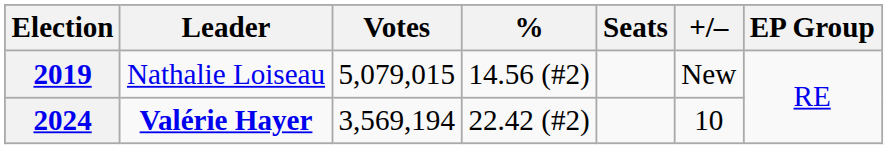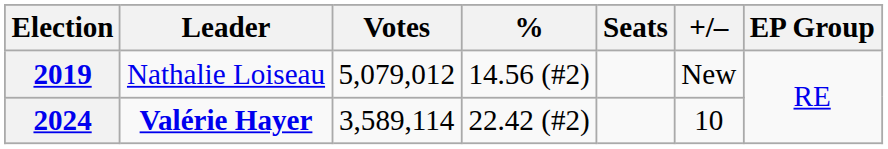(397, 73) 5,079,015 -> (397, 73) 5,079,012
(397, 119) 3,569,194 -> (397, 119) 3,589,114
